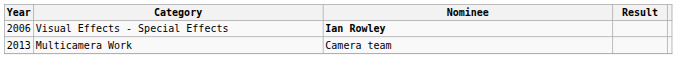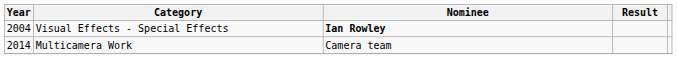(19, 29) 2006 -> (19, 29) 2004
(19, 45) 2013 -> (19, 45) 2014
